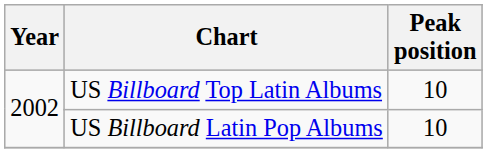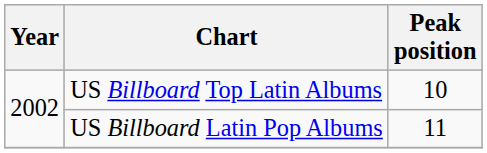(435, 128) 10 -> (435, 128) 11
